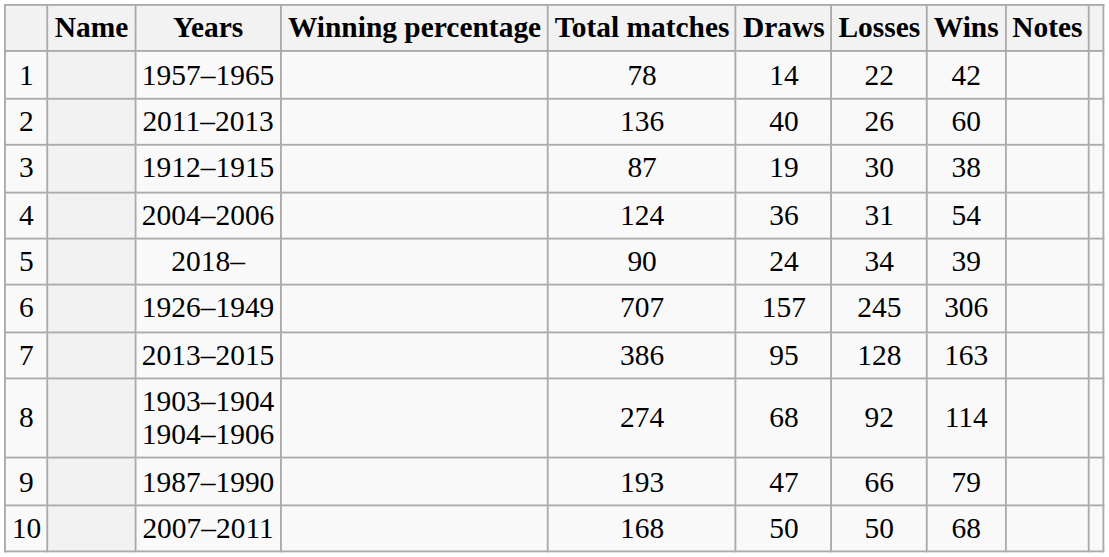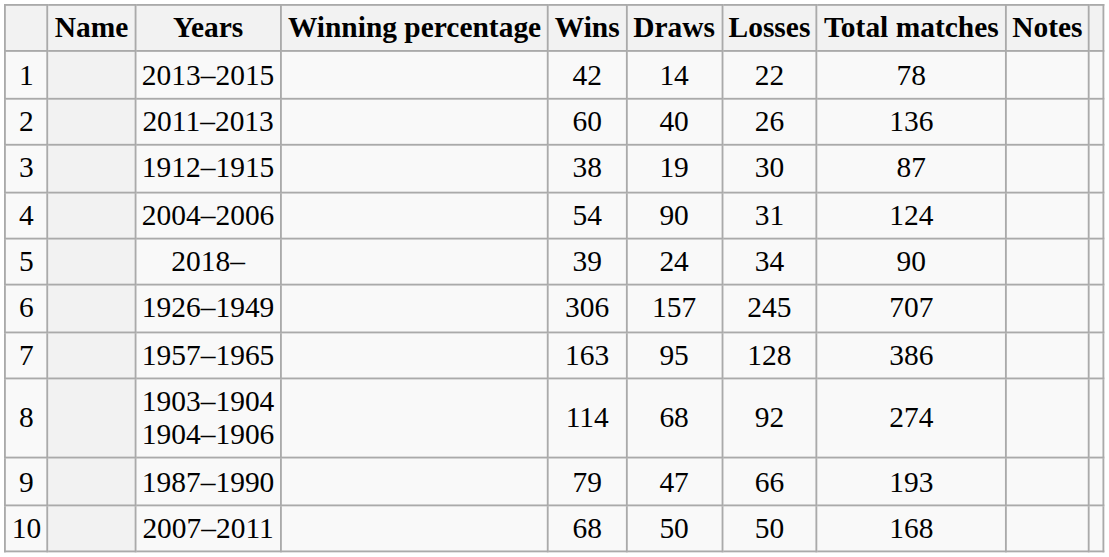columns swapped: (966, 27) <-> (642, 27)
(208, 74) 1957–1965 -> (208, 74) 2013–2015
(784, 214) 36 -> (674, 214) 90
(208, 354) 2013–2015 -> (208, 354) 1957–1965
